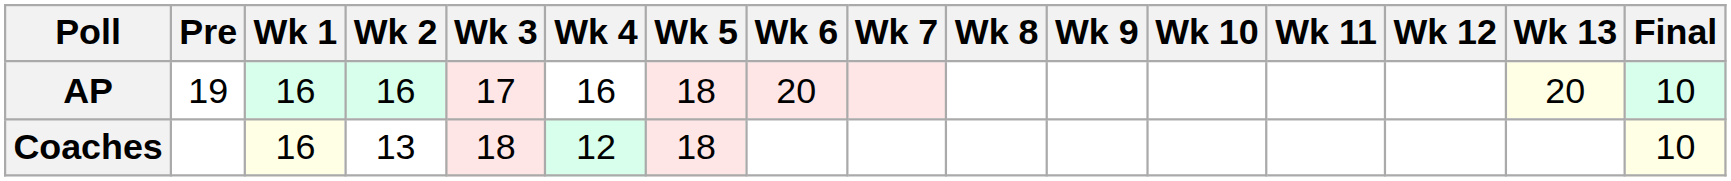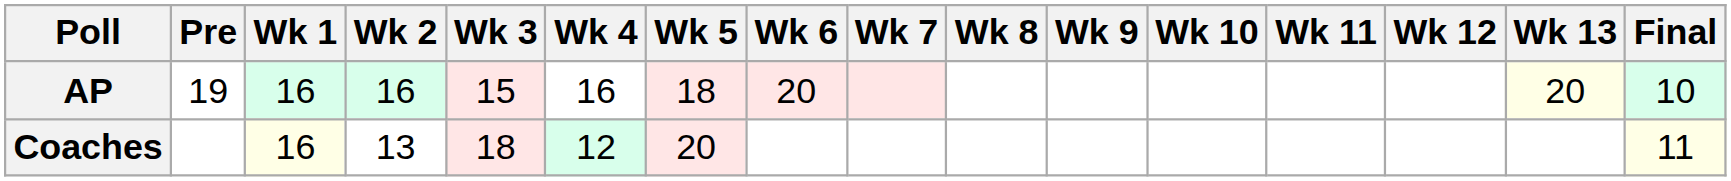(496, 89) 17 -> (496, 89) 15
(696, 146) 18 -> (696, 146) 20
(1675, 146) 10 -> (1675, 146) 11
